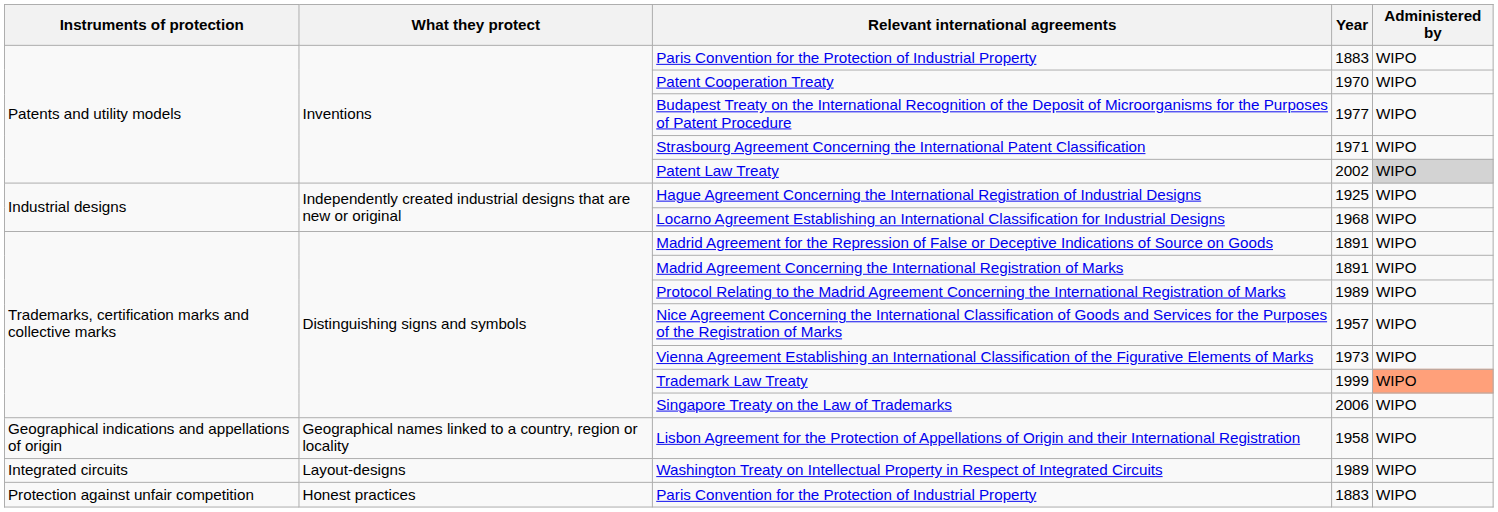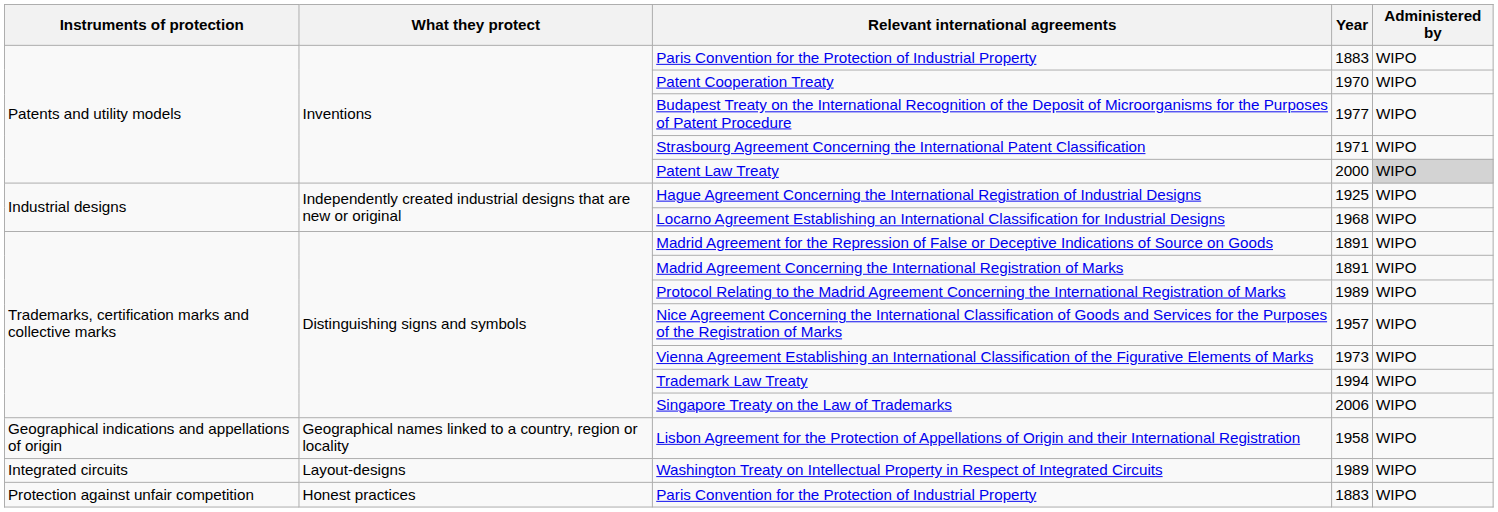(1352, 171) 2002 -> (1352, 171) 2000
(1352, 381) 1999 -> (1352, 381) 1994
(1396, 381) lightsalmon background -> (1396, 381) no background
